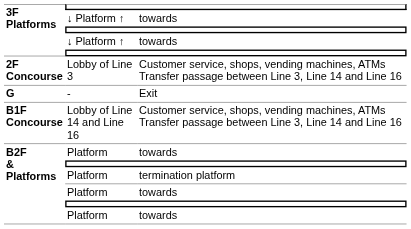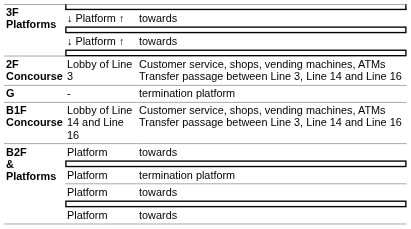(148, 93) Exit -> (187, 93) termination platform
